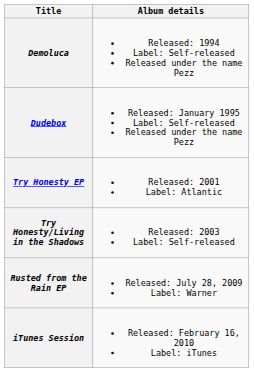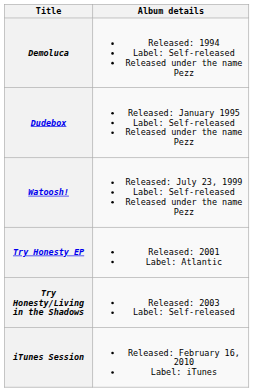+ row: (49, 192)
- row: (49, 283)
